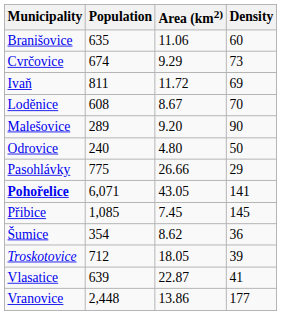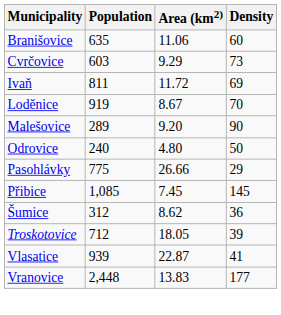(99, 62) 674 -> (99, 62) 603
(99, 105) 608 -> (99, 105) 919
- row: (38, 191)
(99, 234) 354 -> (99, 213) 312
(99, 277) 639 -> (99, 256) 939
(174, 299) 13.86 -> (174, 277) 13.83
